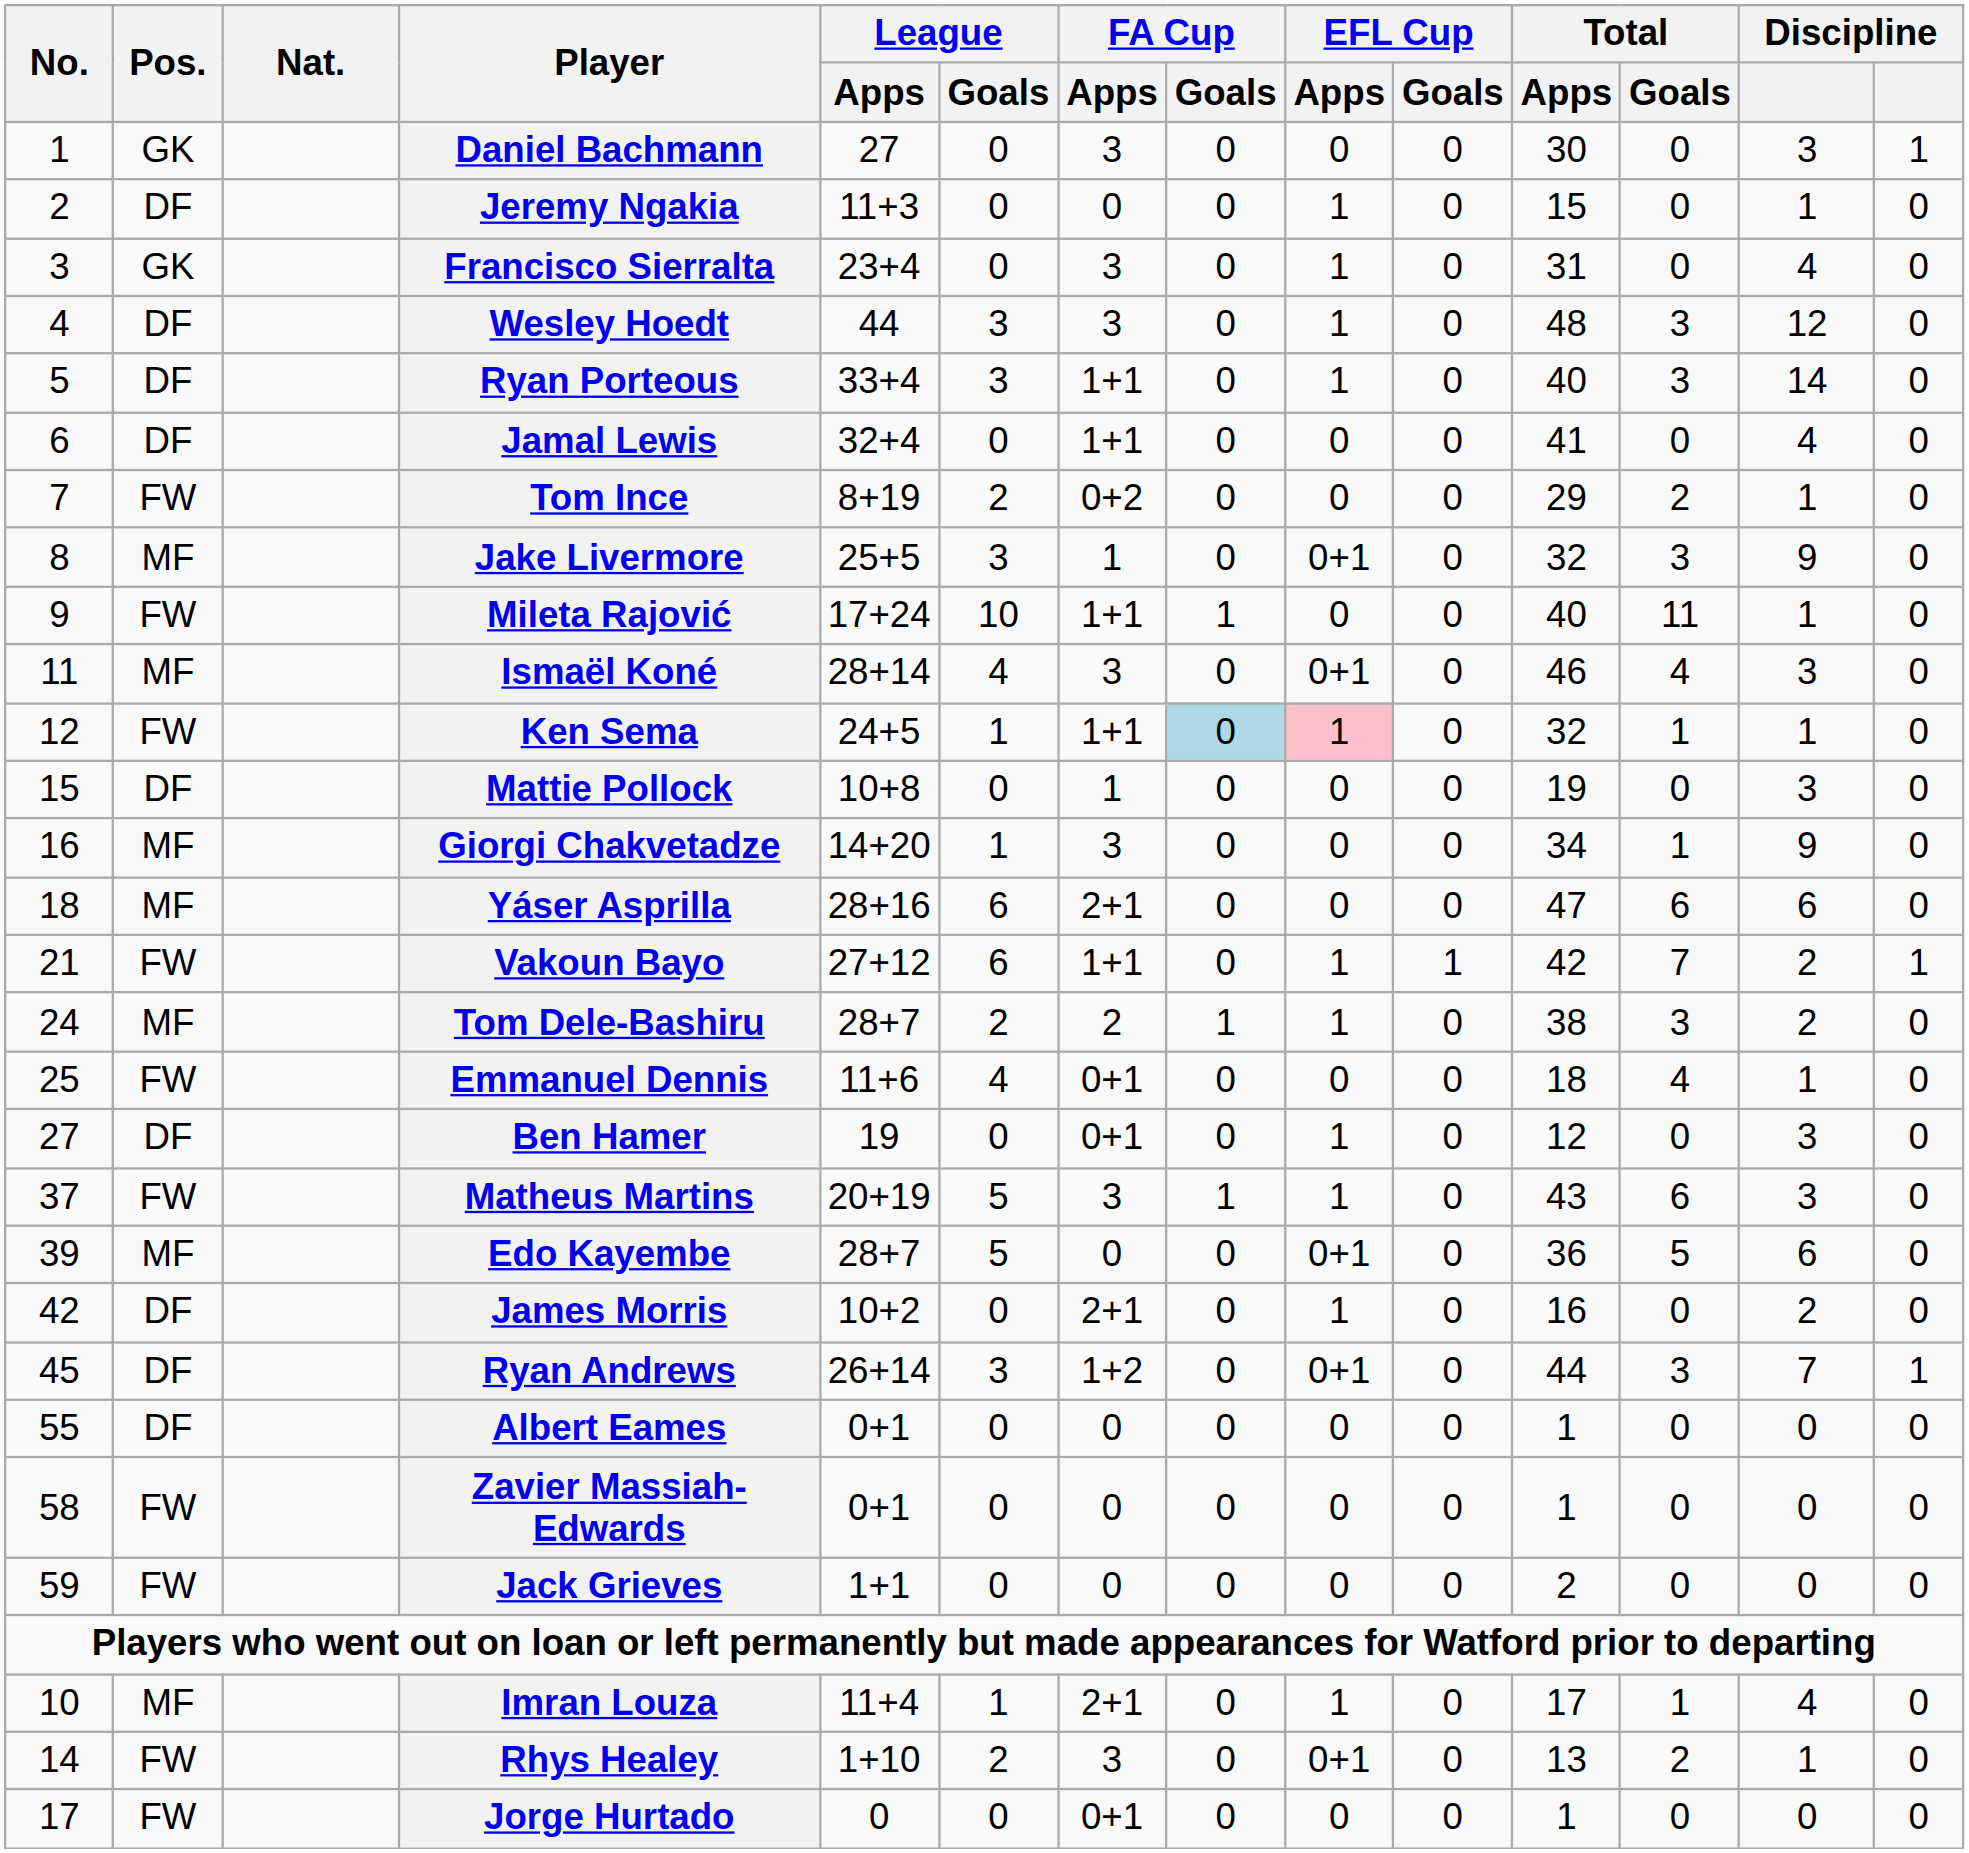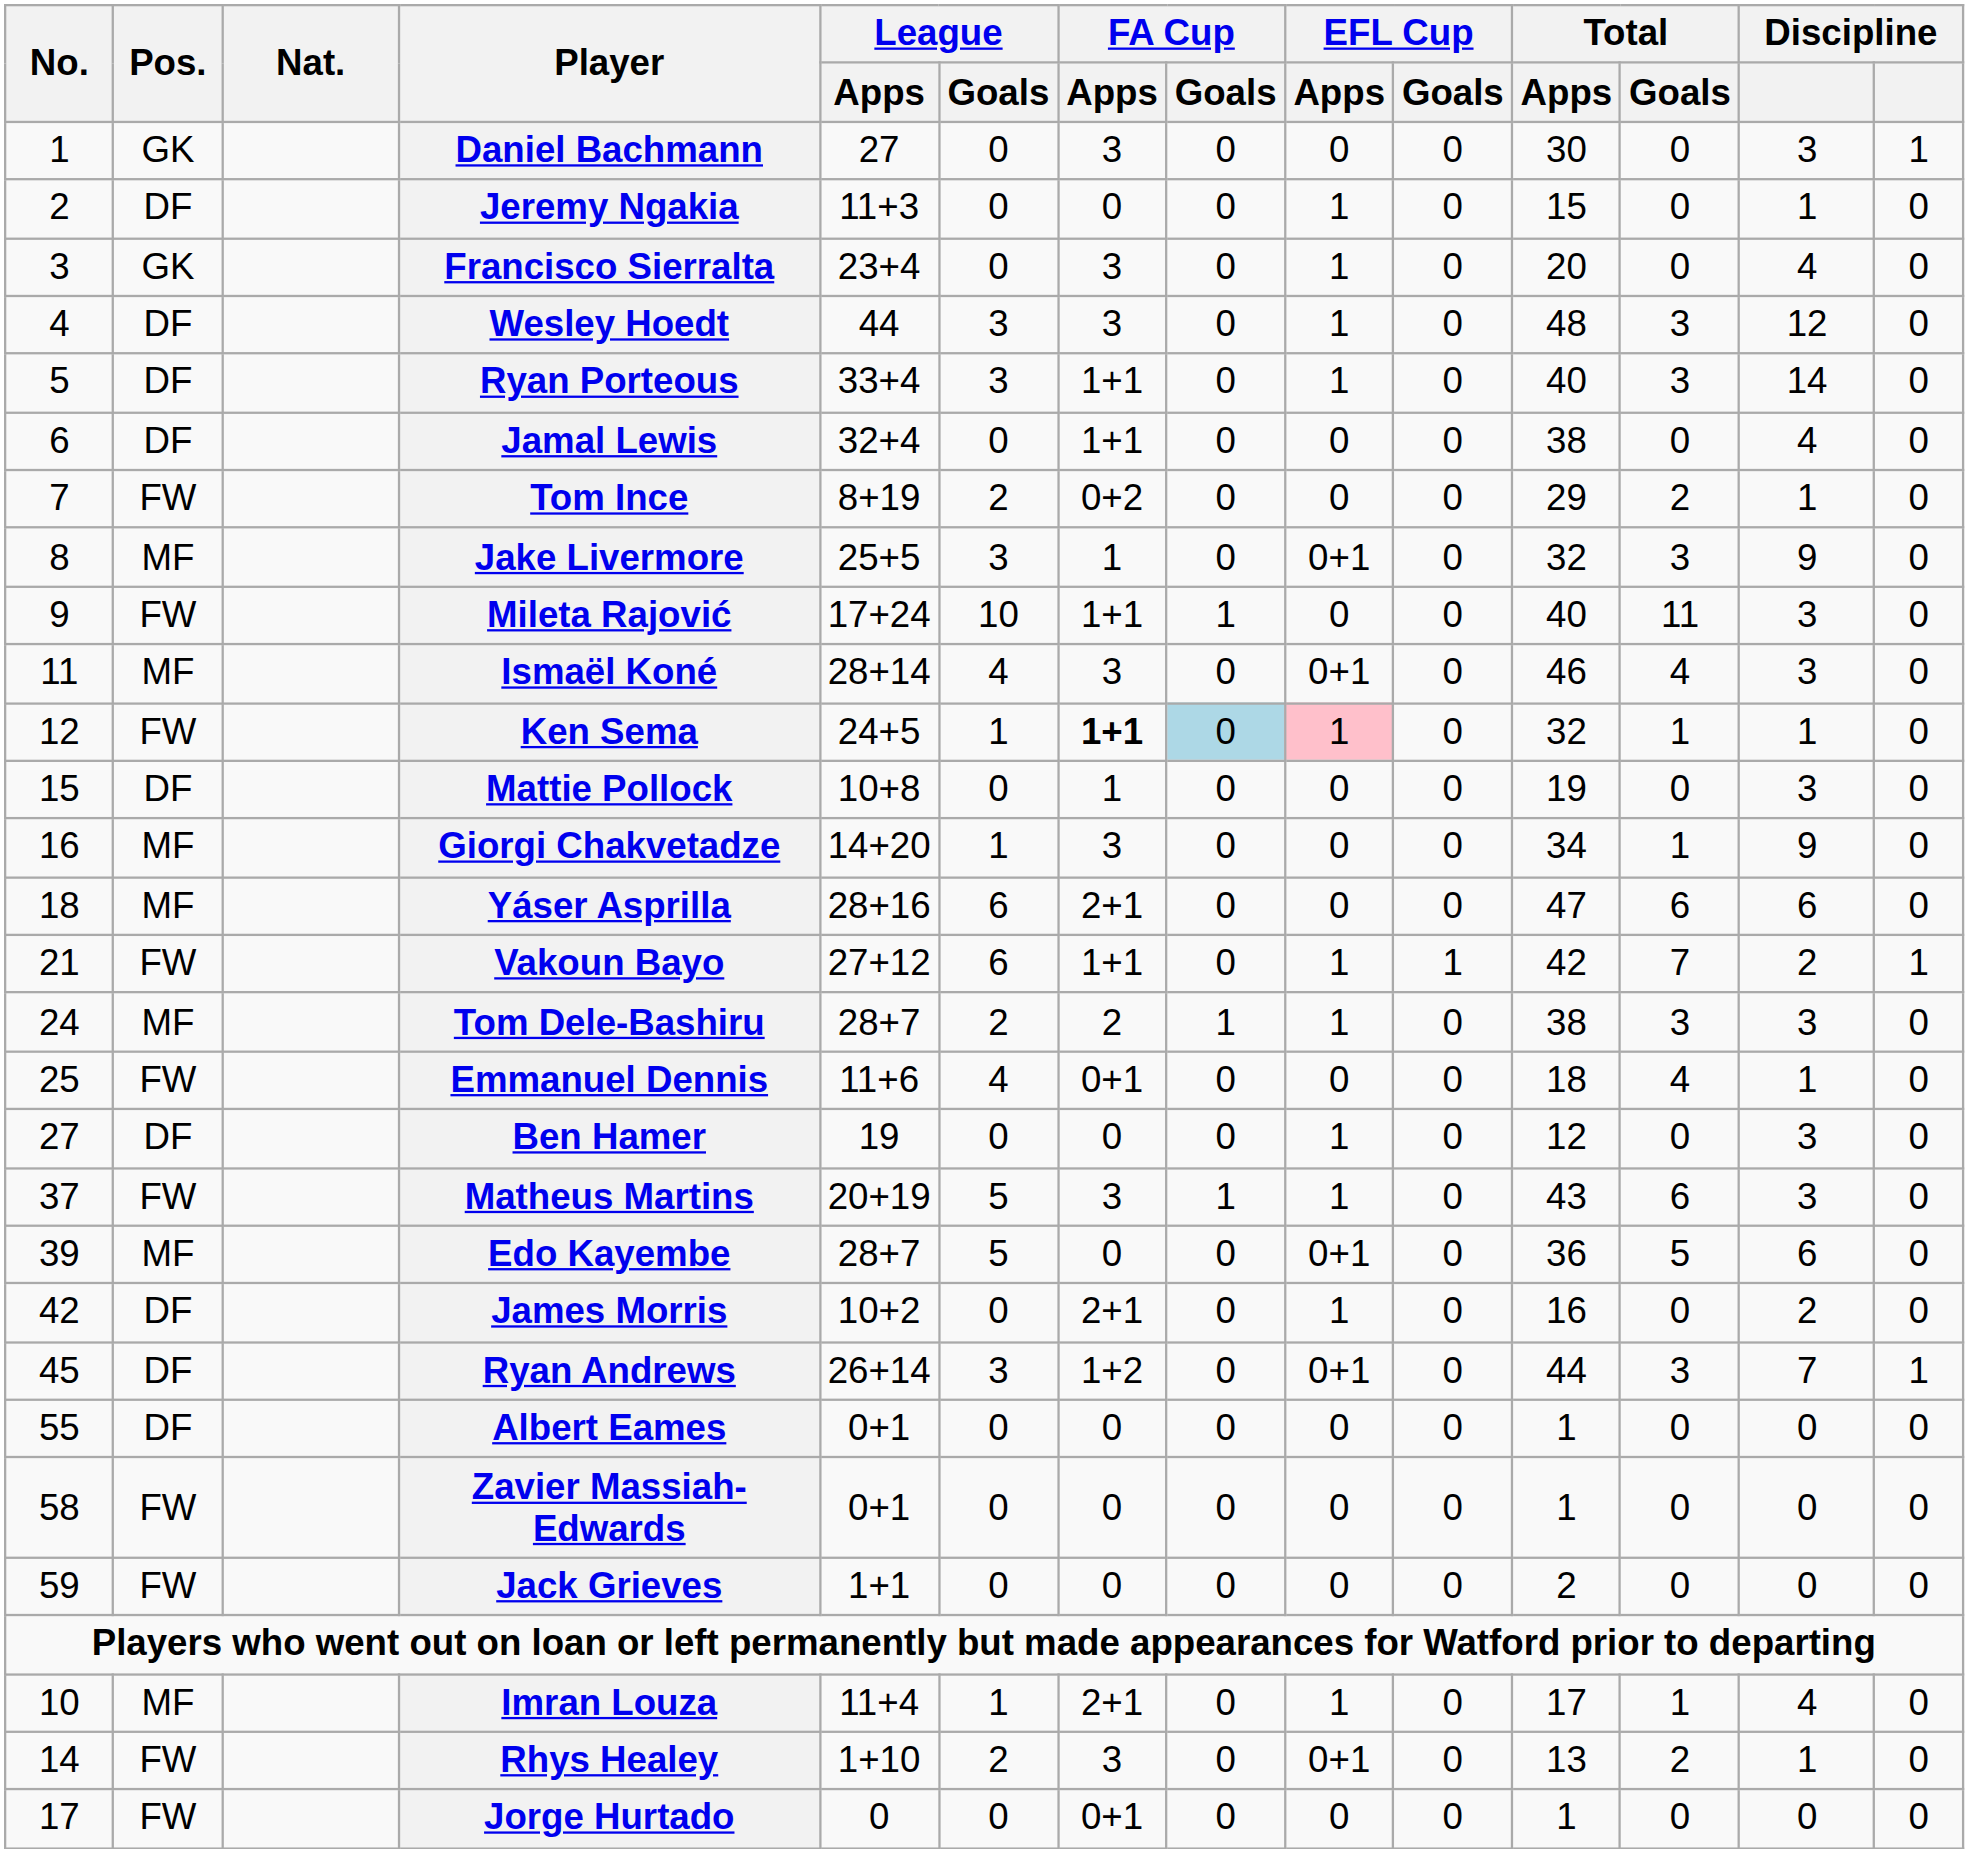(1566, 265) 31 -> (1566, 265) 20
(1566, 440) 41 -> (1566, 440) 38
(1807, 614) 1 -> (1807, 614) 3
(1112, 730) normal -> (1112, 730) bold
(1807, 1021) 2 -> (1807, 1021) 3
(1112, 1137) 0+1 -> (1112, 1137) 0
